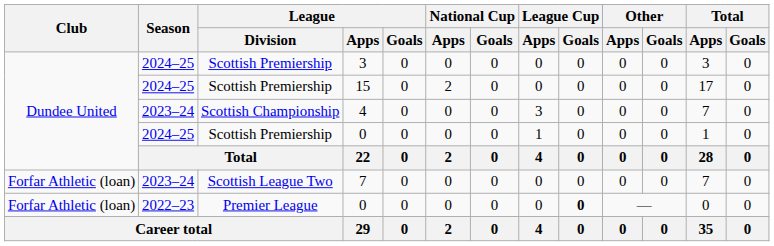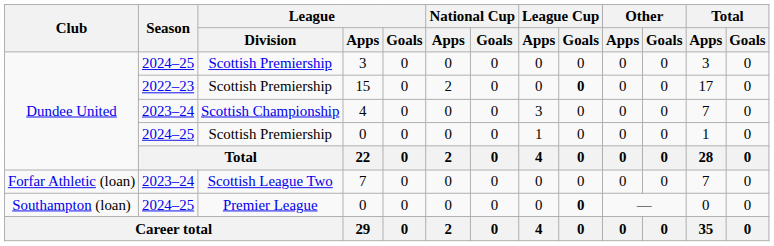(168, 87) 2024–25 -> (168, 87) 2022–23
(581, 87) normal -> (581, 87) bold
(72, 205) Forfar Athletic (loan) -> (72, 205) Southampton (loan)
(168, 205) 2022–23 -> (168, 205) 2024–25
